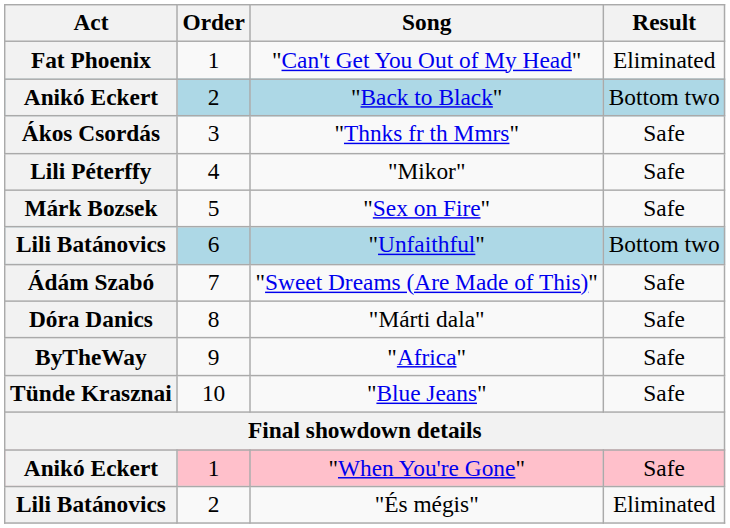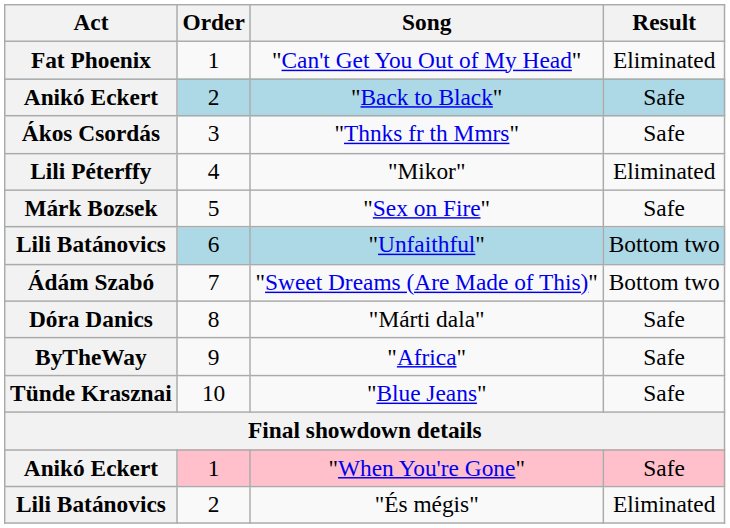(664, 97) Bottom two -> (664, 97) Safe
(664, 171) Safe -> (664, 171) Eliminated
(664, 282) Safe -> (664, 282) Bottom two
